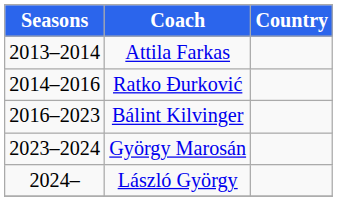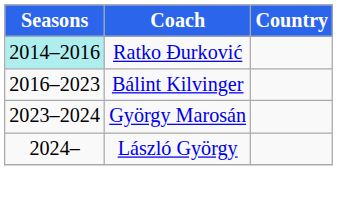- row: (178, 52)
(55, 84) no background -> (55, 52) paleturquoise background
